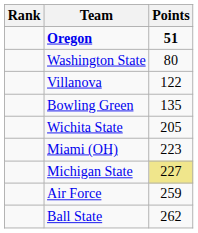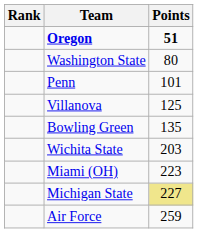+ row: (61, 82)
(171, 82) 122 -> (171, 104) 125
(171, 127) 205 -> (171, 149) 203
- row: (75, 216)
